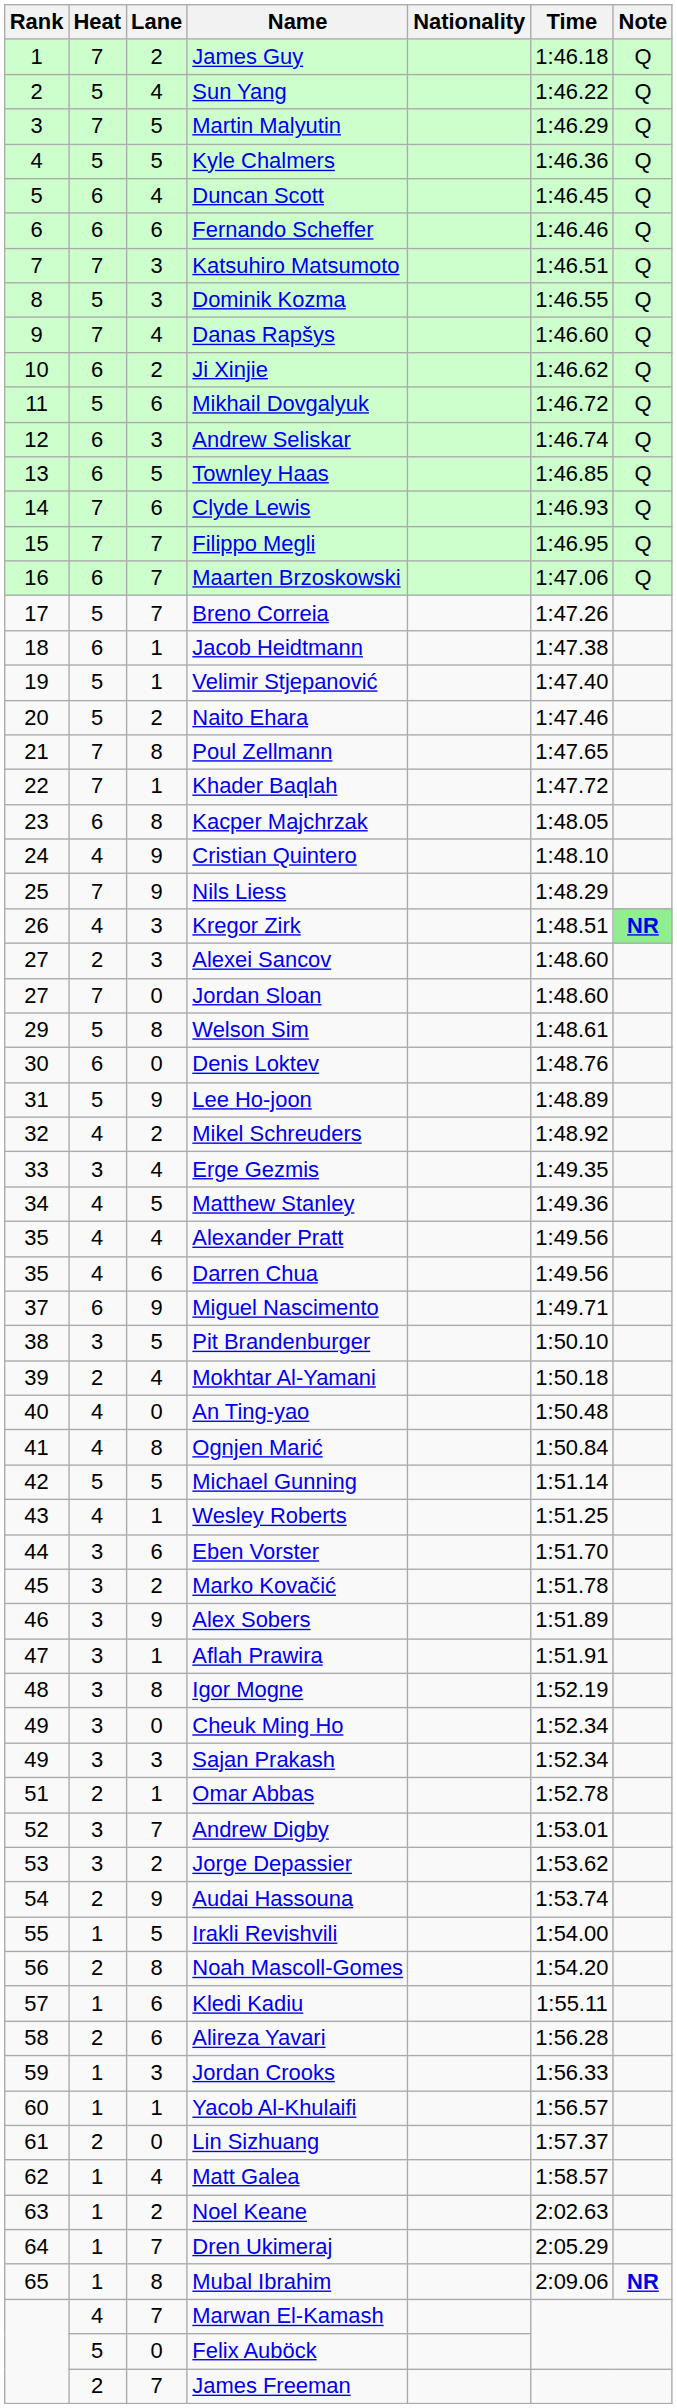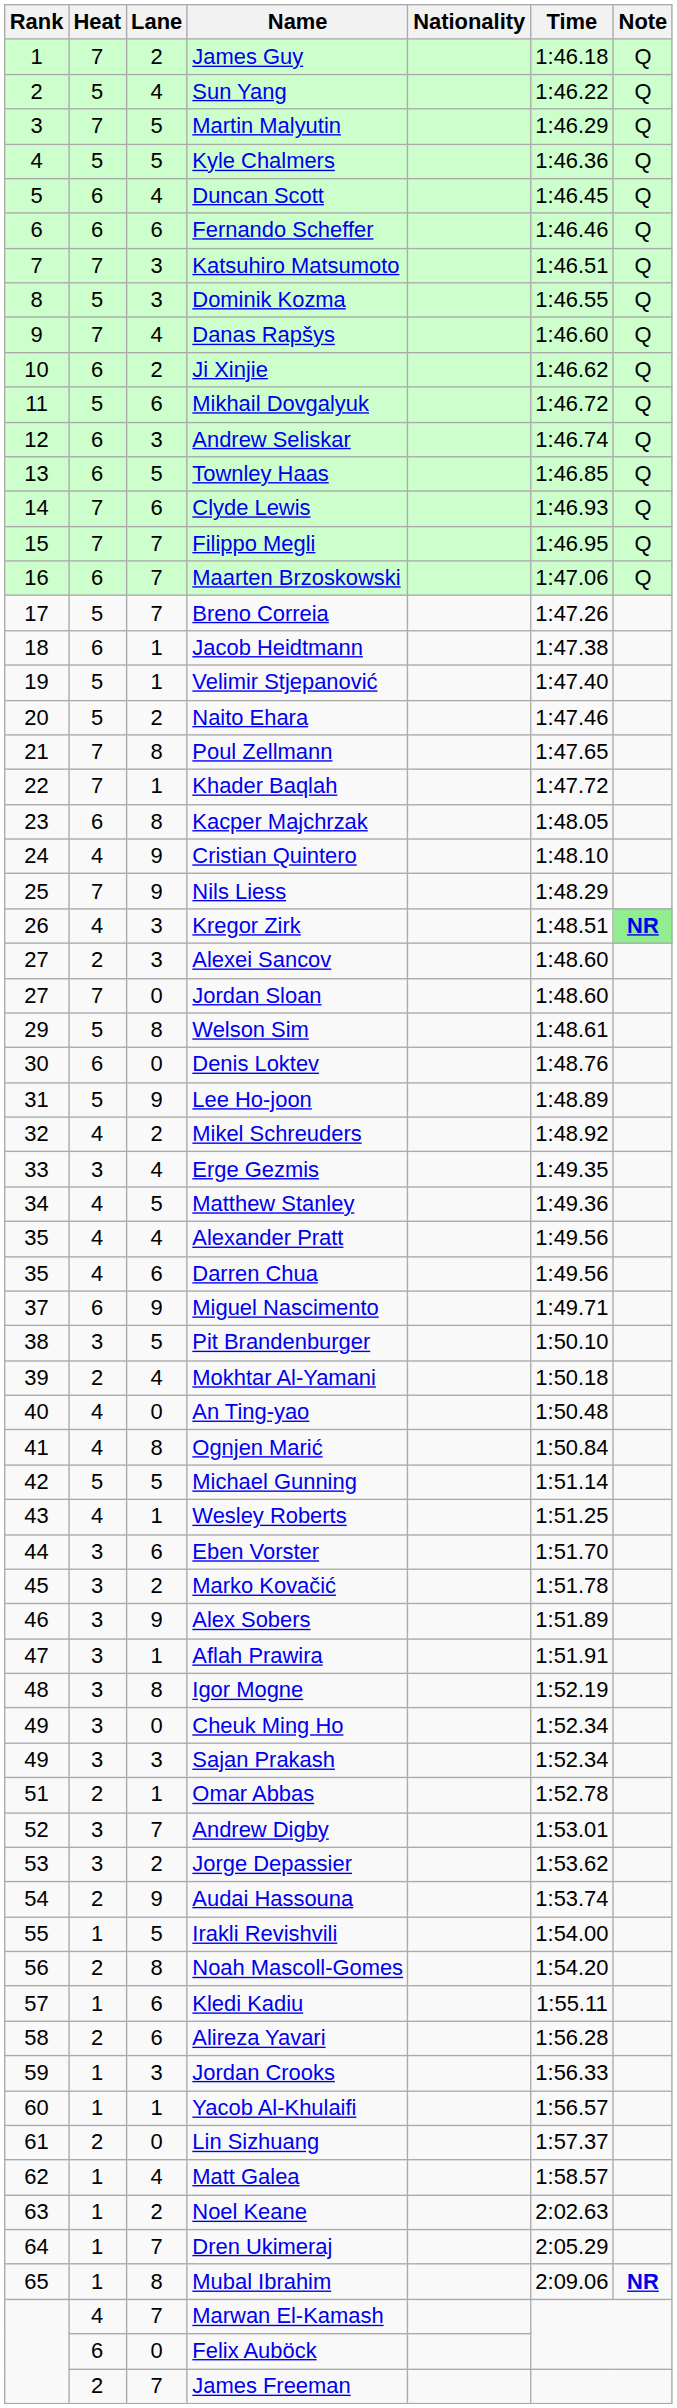(97, 2351) 5 -> (97, 2351) 6
